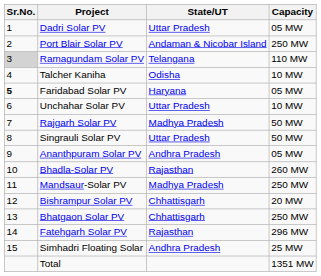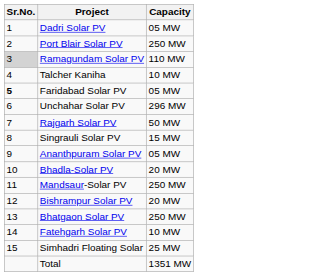- column: (208, 12)
(287, 106) 10 MW -> (167, 106) 296 MW
(287, 138) 50 MW -> (164, 138) 15 MW
(290, 169) 260 MW -> (164, 169) 20 MW
(290, 232) 296 MW -> (164, 232) 10 MW
